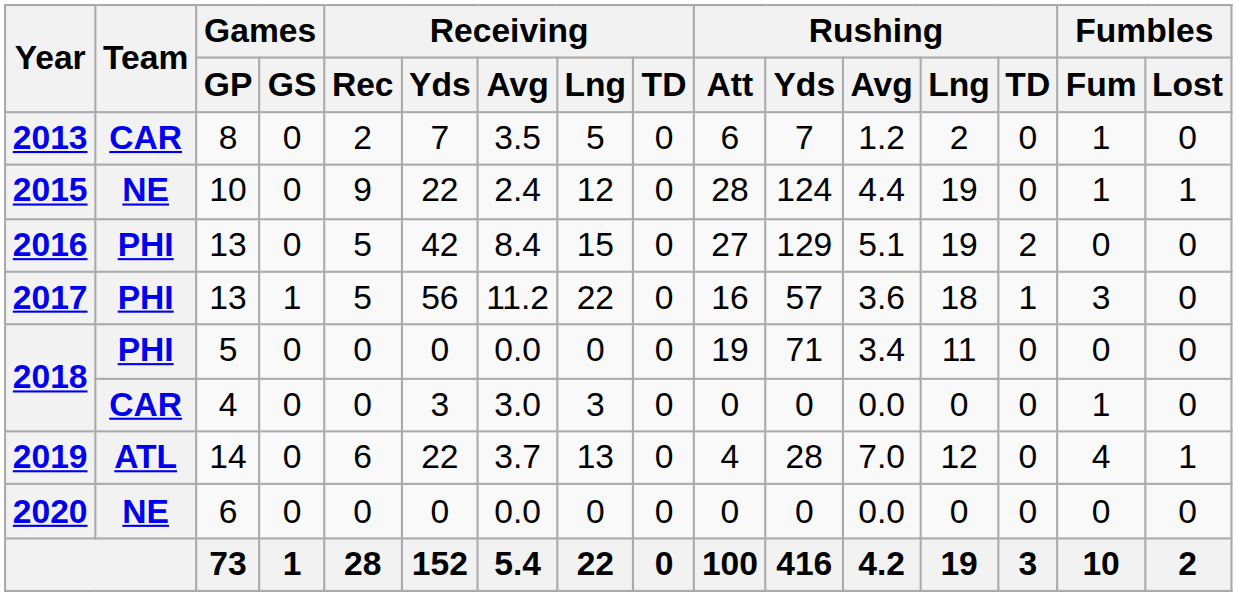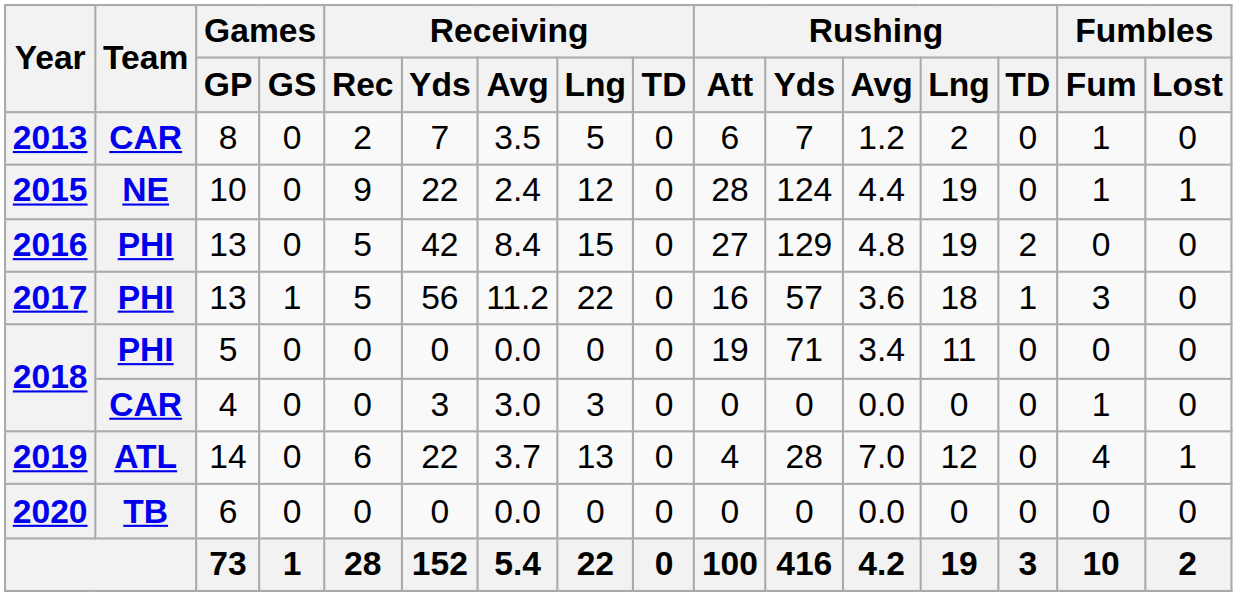(882, 244) 5.1 -> (882, 244) 4.8
(146, 510) NE -> (146, 510) TB
